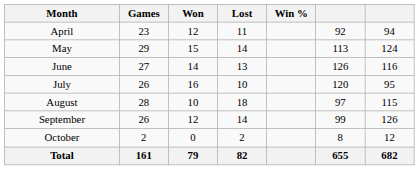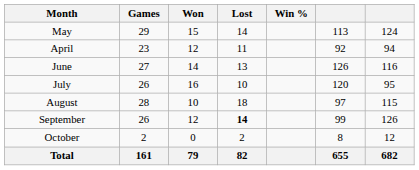rows swapped: (62, 31) <-> (62, 48)
(242, 120) normal -> (242, 120) bold
